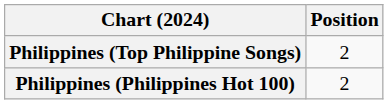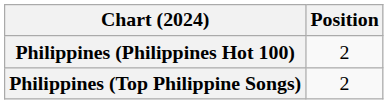rows swapped: (155, 83) <-> (155, 51)
